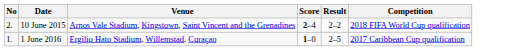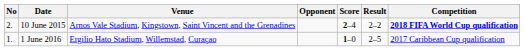+ column: (317, 11)
(410, 24) normal -> (454, 24) bold
